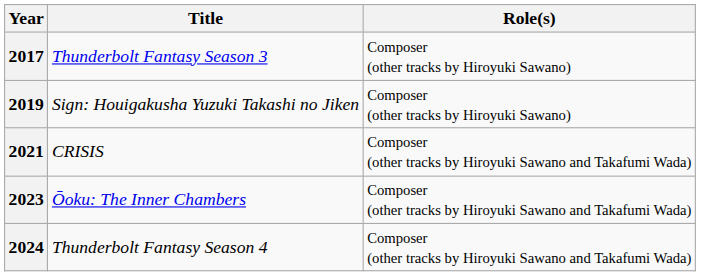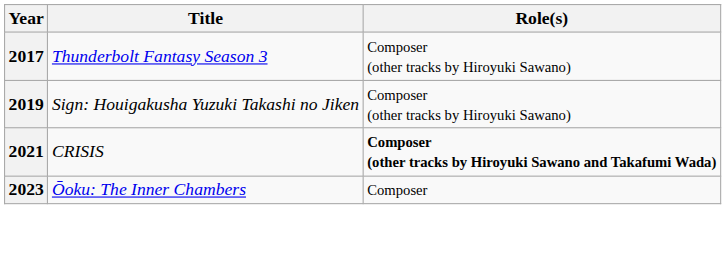(529, 152) normal -> (542, 151) bold
(529, 200) Composer (other tracks by Hiroyuki Sawano and Takafumi Wada) -> (397, 190) Composer
- row: (26, 247)
